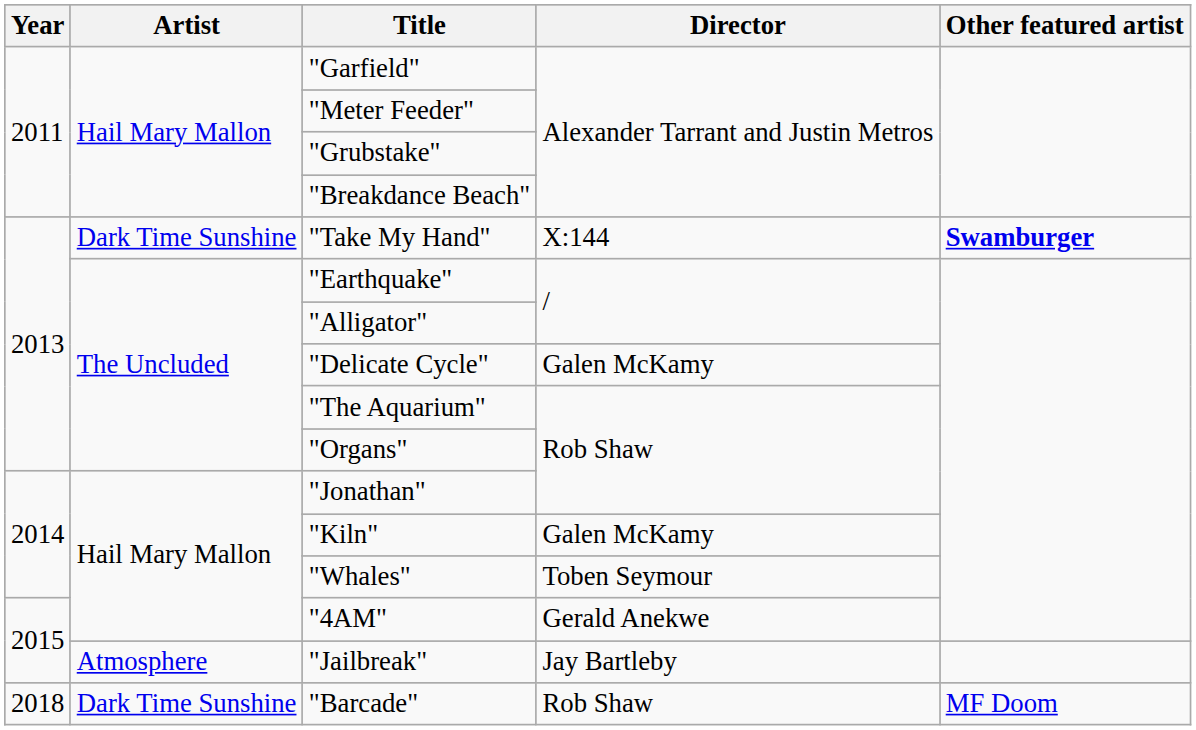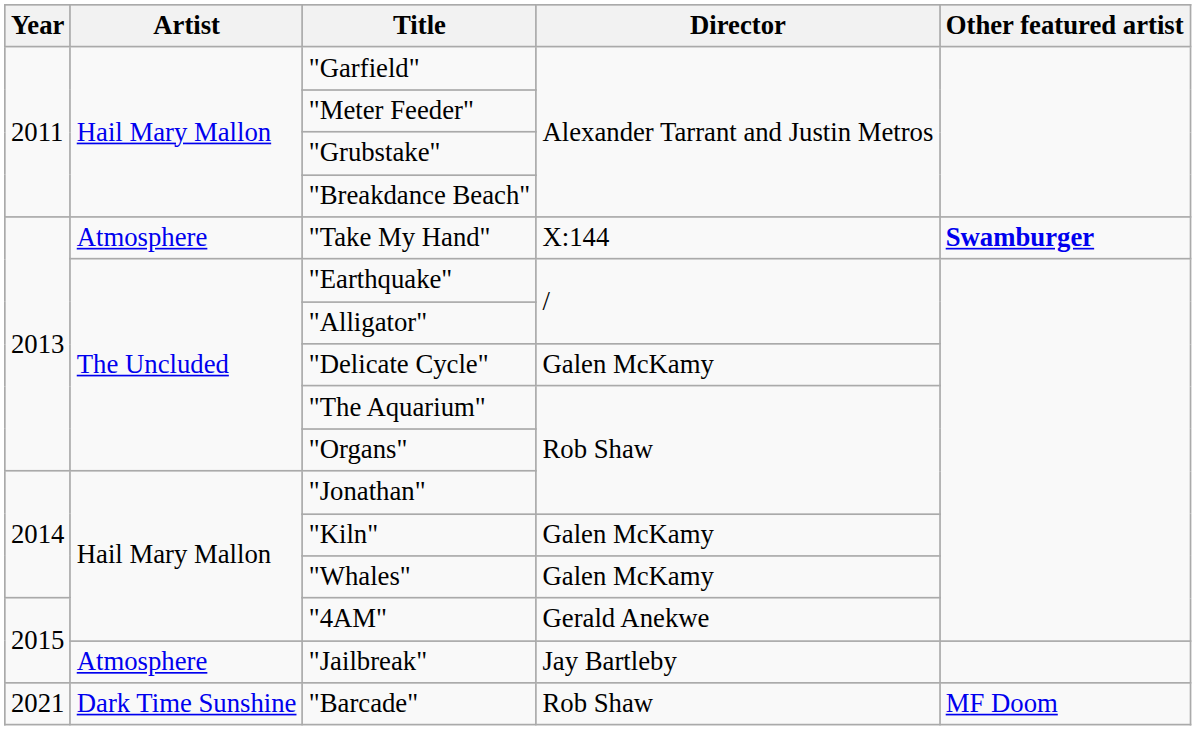(187, 237) Dark Time Sunshine -> (142, 237) Atmosphere
(627, 576) Toben Seymour -> (628, 576) Galen McKamy
(38, 703) 2018 -> (38, 703) 2021
